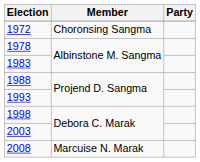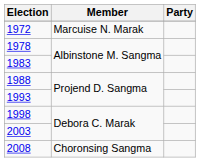(102, 30) Choronsing Sangma -> (98, 30) Marcuise N. Marak
(98, 149) Marcuise N. Marak -> (102, 149) Choronsing Sangma
